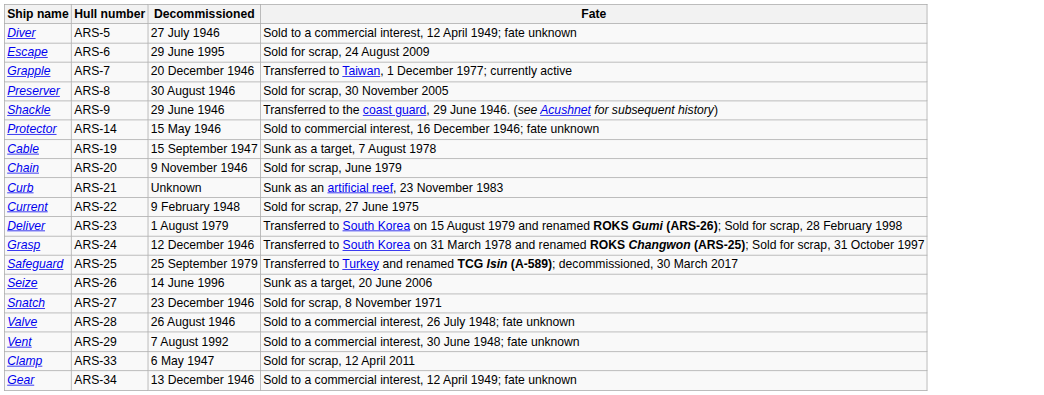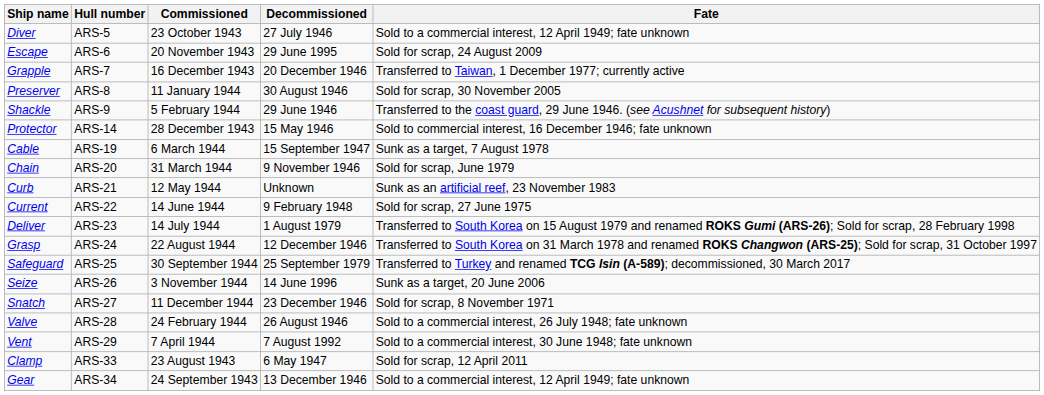+ column: (204, 14)
